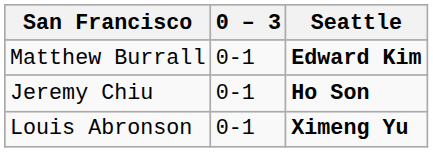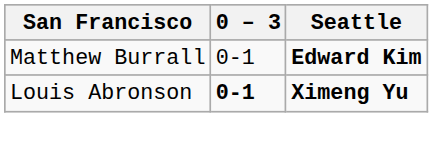- row: (82, 93)
(235, 129) normal -> (235, 93) bold
